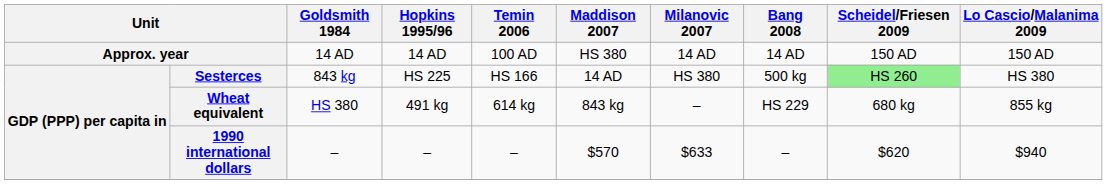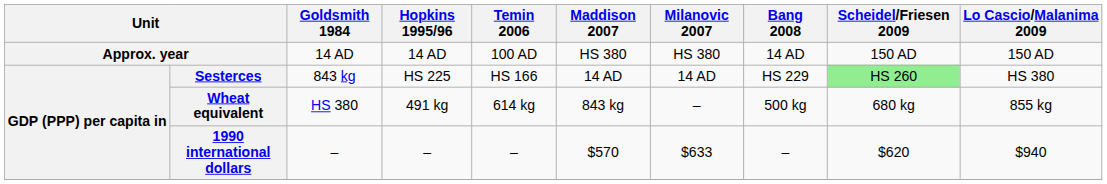(697, 53) 14 AD -> (697, 53) HS 380
(697, 76) HS 380 -> (697, 76) 14 AD
(785, 76) 500 kg -> (785, 76) HS 229
(785, 106) HS 229 -> (785, 106) 500 kg
